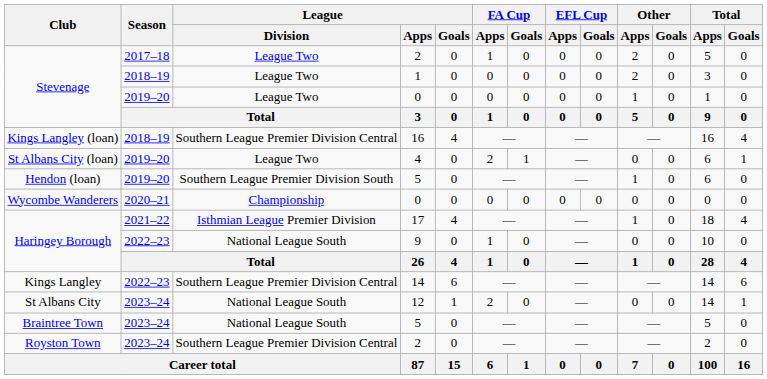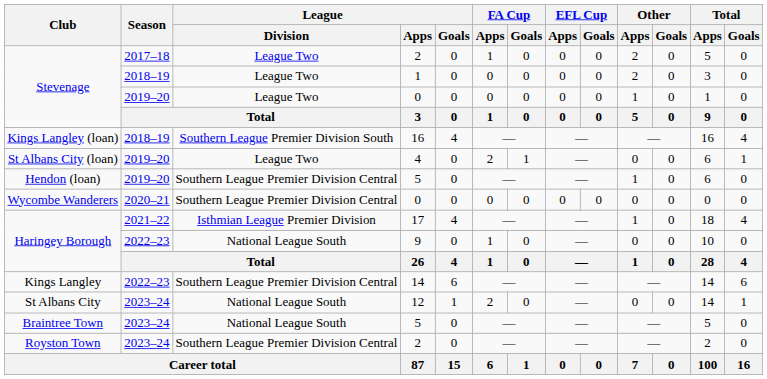(286, 138) Southern League Premier Division Central -> (286, 138) Southern League Premier Division South
(286, 179) Southern League Premier Division South -> (286, 179) Southern League Premier Division Central
(286, 199) Championship -> (286, 199) Southern League Premier Division Central
